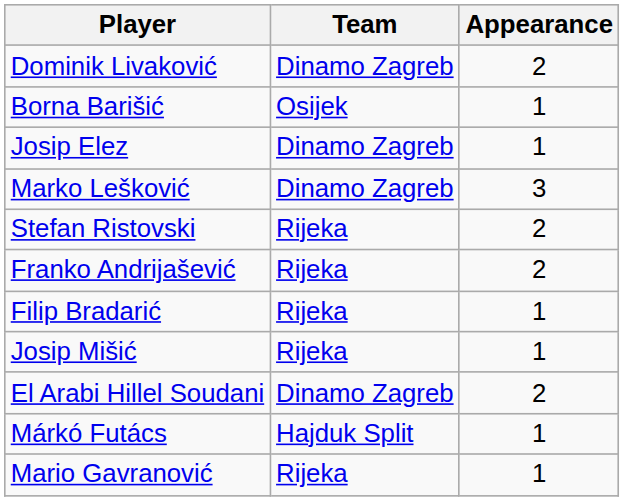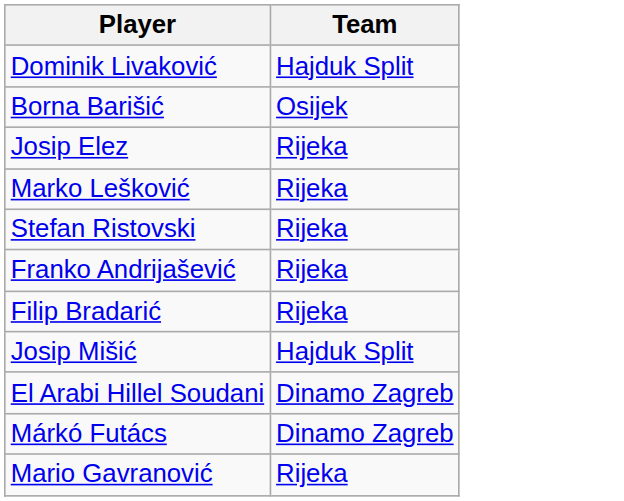- column: (539, 24)
(365, 65) Dinamo Zagreb -> (345, 65) Hajduk Split
(365, 147) Dinamo Zagreb -> (312, 147) Rijeka
(365, 188) Dinamo Zagreb -> (312, 188) Rijeka
(312, 351) Rijeka -> (345, 351) Hajduk Split
(345, 433) Hajduk Split -> (365, 433) Dinamo Zagreb
